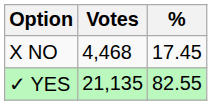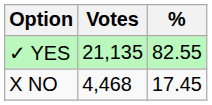rows swapped: (40, 84) <-> (33, 51)
